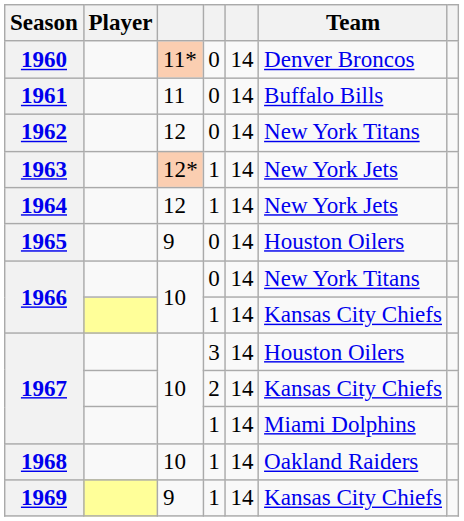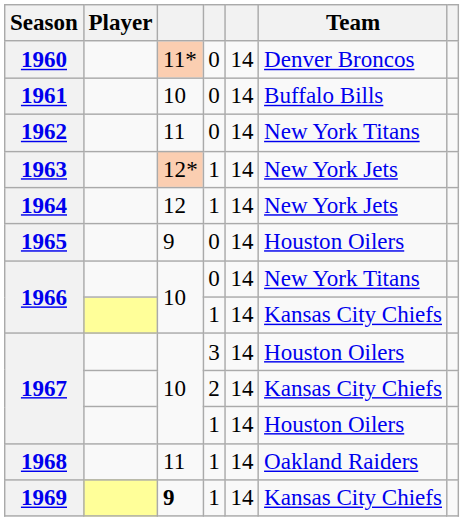(174, 95) 11 -> (175, 95) 10
(175, 132) 12 -> (174, 132) 11
(340, 424) Miami Dolphins -> (334, 424) Houston Oilers
(175, 461) 10 -> (174, 461) 11
(169, 497) normal -> (169, 497) bold
